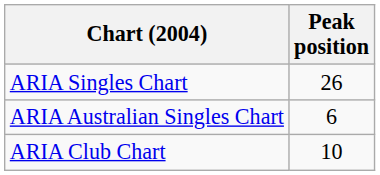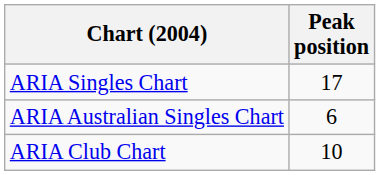(332, 81) 26 -> (332, 81) 17
